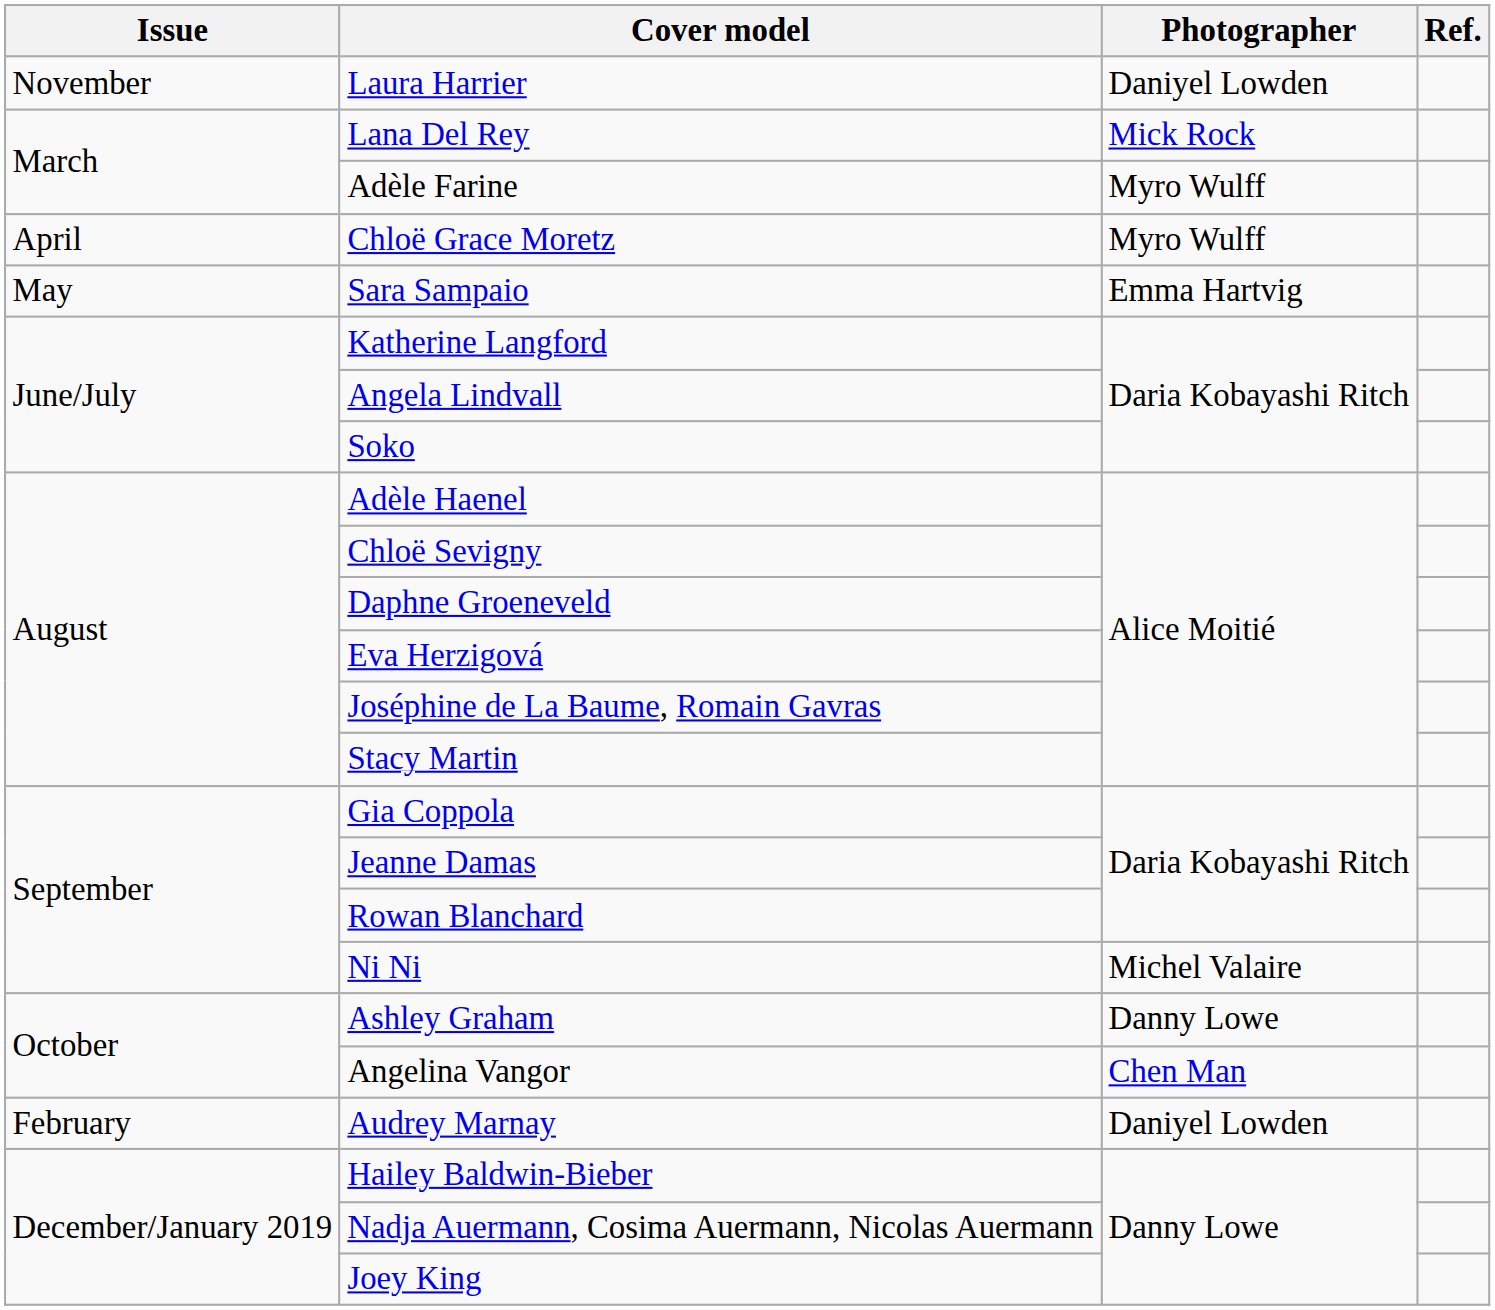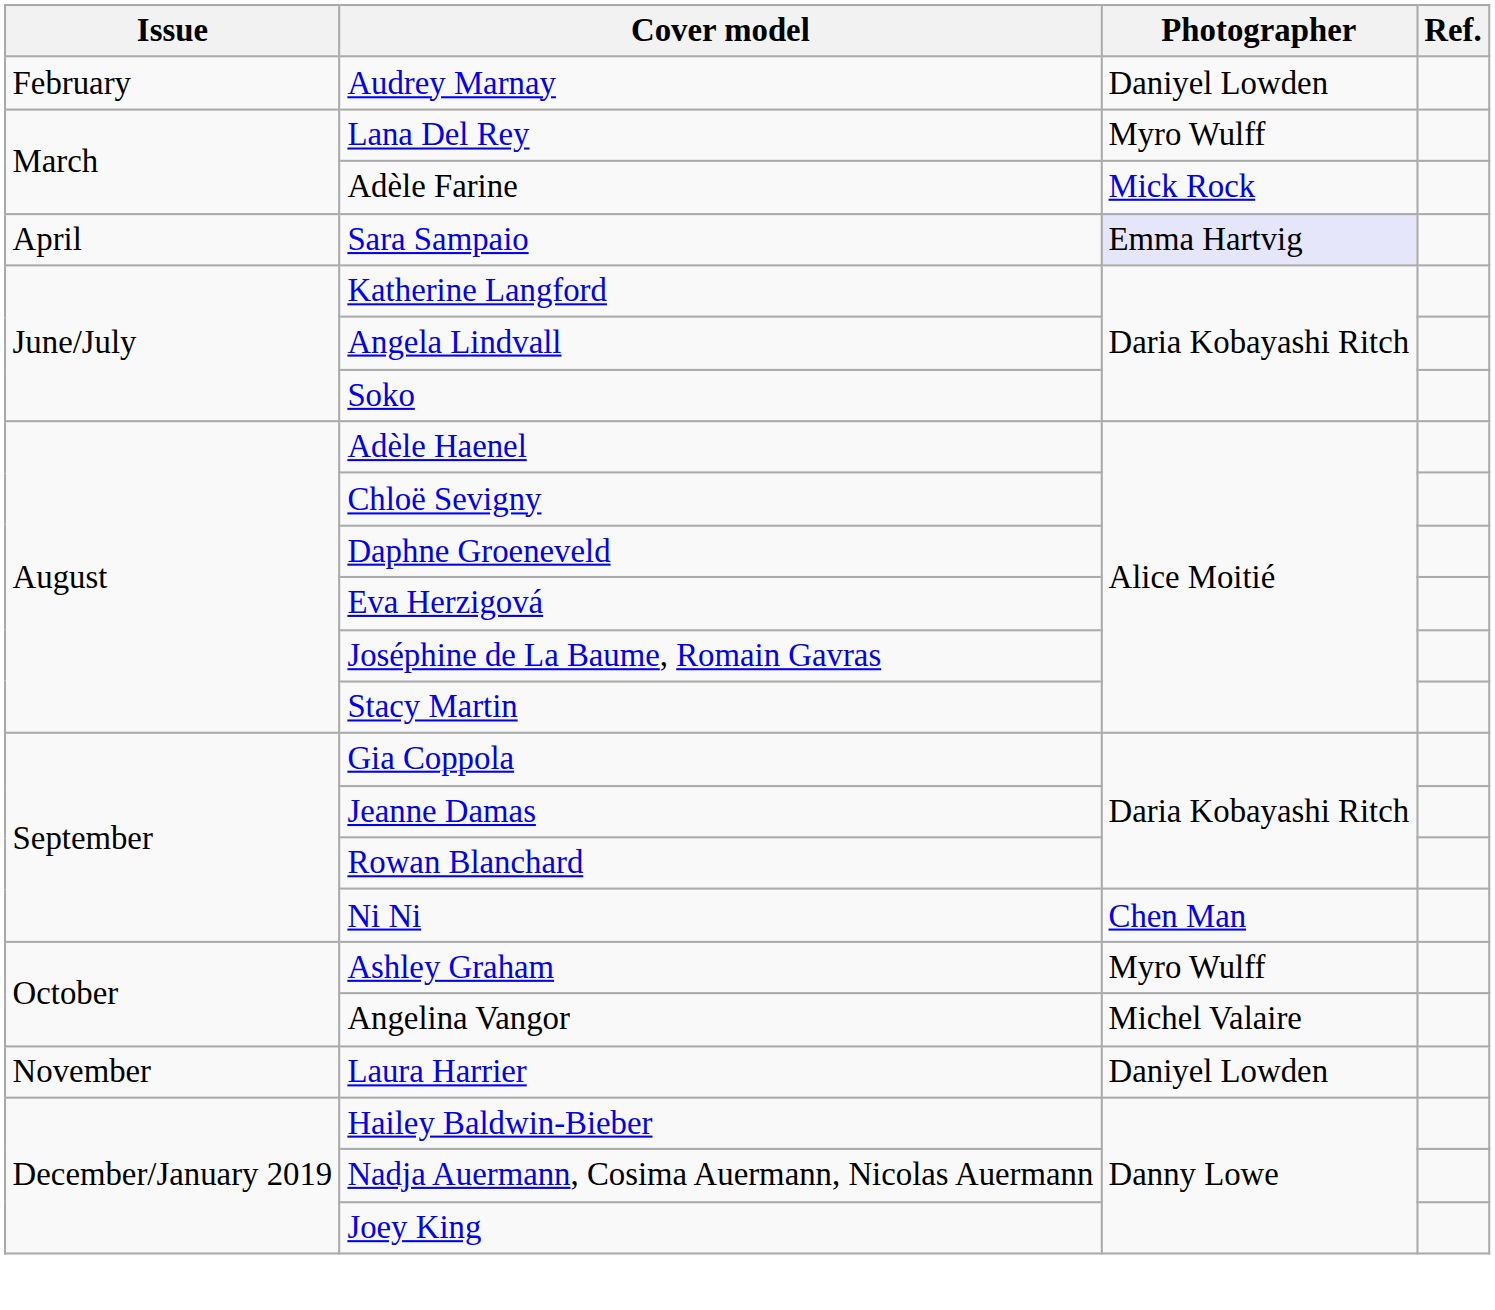rows swapped: (452, 1122) <-> (437, 82)
(1182, 134) Mick Rock -> (1187, 134) Myro Wulff
(1187, 186) Myro Wulff -> (1182, 186) Mick Rock
- row: (481, 238)
(43, 290) May -> (47, 238) April
(1206, 290) no background -> (1206, 238) lavender background
(1205, 966) Michel Valaire -> (1177, 914) Chen Man
(1194, 1018) Danny Lowe -> (1187, 966) Myro Wulff
(1177, 1070) Chen Man -> (1205, 1018) Michel Valaire
